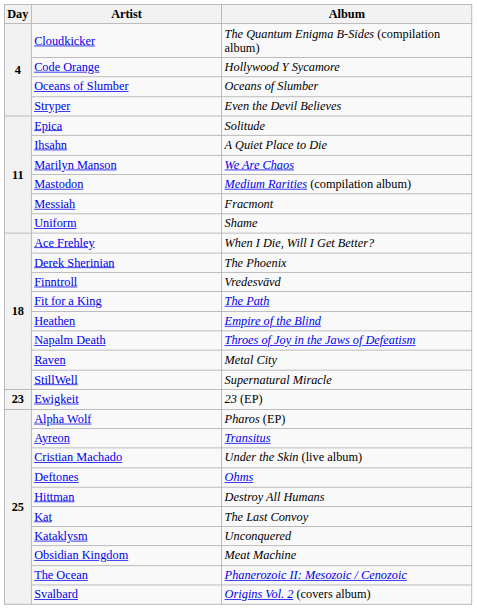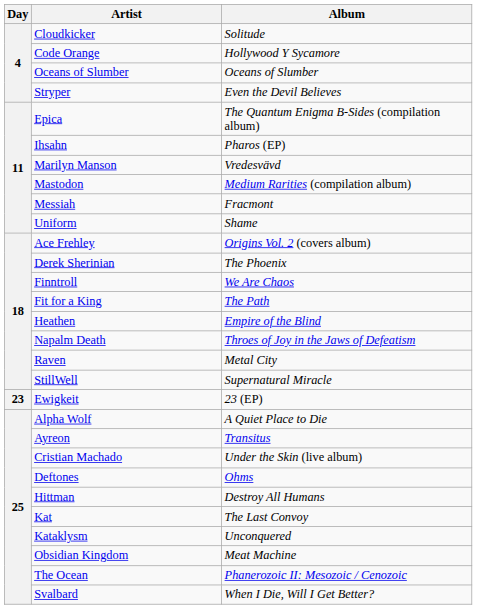(332, 40) The Quantum Enigma B-Sides (compilation album) -> (245, 33) Solitude
(245, 125) Solitude -> (332, 118) The Quantum Enigma B-Sides (compilation album)
(276, 145) A Quiet Place to Die -> (255, 145) Pharos (EP)
(259, 164) We Are Chaos -> (253, 164) Vredesvävd
(299, 243) When I Die, Will I Get Better? -> (298, 243) Origins Vol. 2 (covers album)
(253, 282) Vredesvävd -> (259, 282) We Are Chaos
(255, 418) Pharos (EP) -> (276, 418) A Quiet Place to Die
(298, 594) Origins Vol. 2 (covers album) -> (299, 594) When I Die, Will I Get Better?
